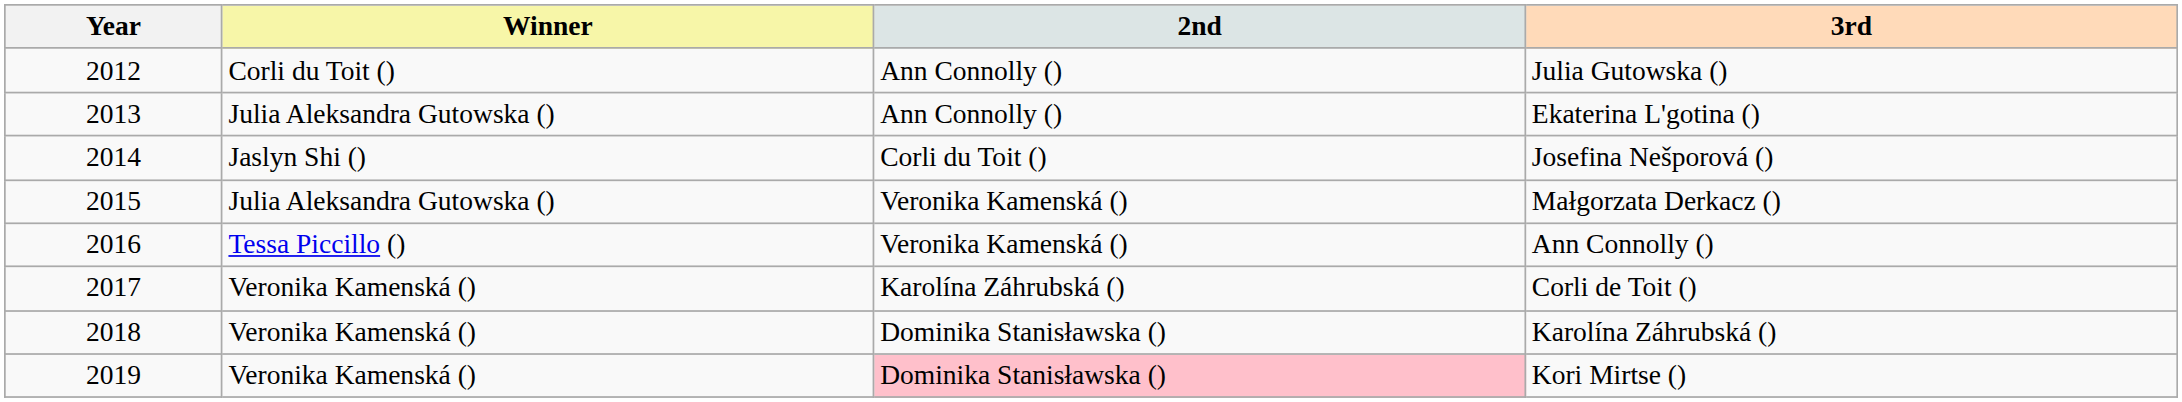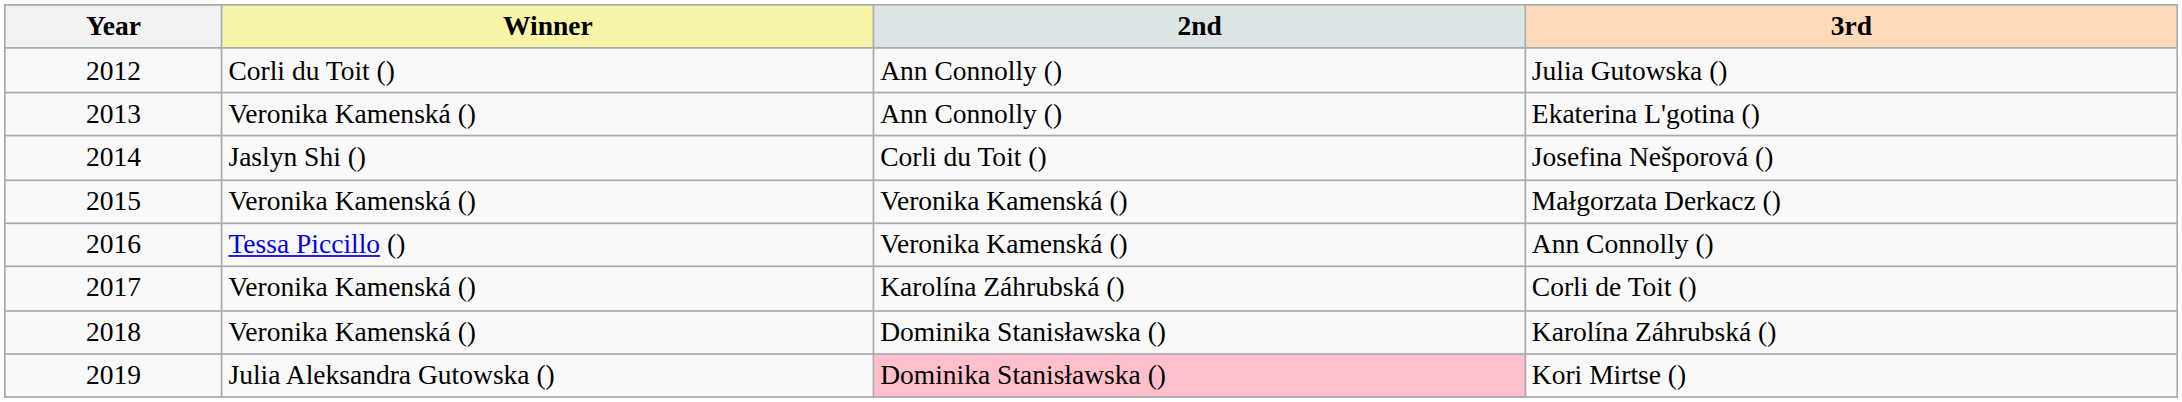(392, 113) Julia Aleksandra Gutowska () -> (352, 113) Veronika Kamenská ()
(392, 200) Julia Aleksandra Gutowska () -> (352, 200) Veronika Kamenská ()
(352, 375) Veronika Kamenská () -> (392, 375) Julia Aleksandra Gutowska ()
